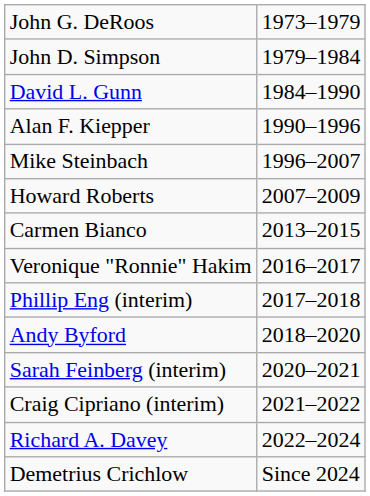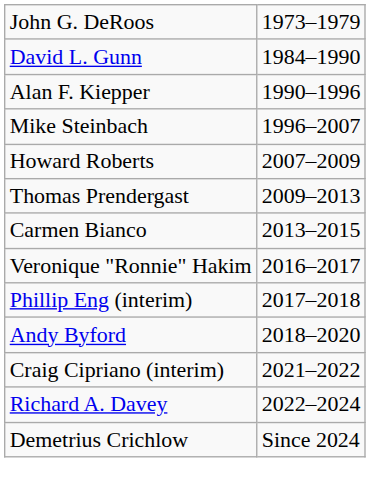- row: (85, 56)
+ row: (99, 195)
- row: (118, 369)
